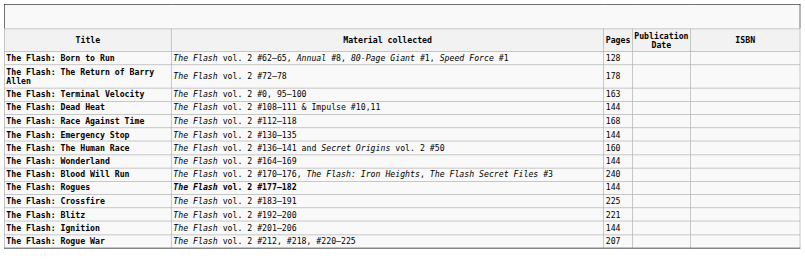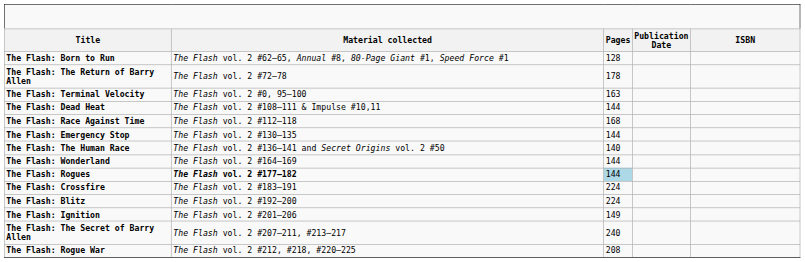(613, 148) 160 -> (613, 148) 140
- row: (68, 175)
(613, 188) no background -> (613, 175) lightblue background
(613, 201) 225 -> (613, 188) 224
(613, 215) 221 -> (613, 201) 224
(613, 228) 144 -> (613, 215) 149
+ row: (80, 233)
(613, 241) 207 -> (613, 251) 208
